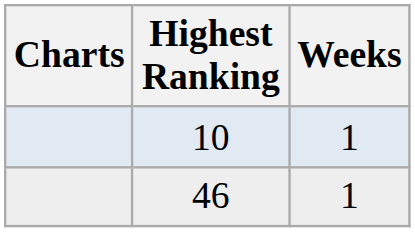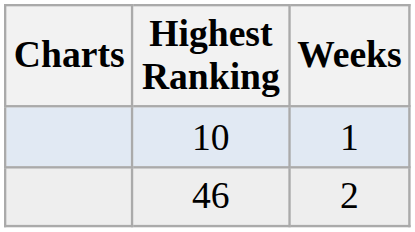(349, 195) 1 -> (349, 195) 2
